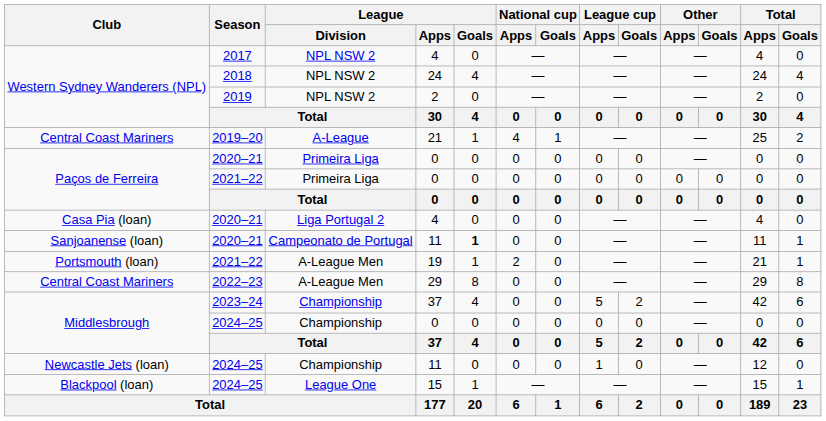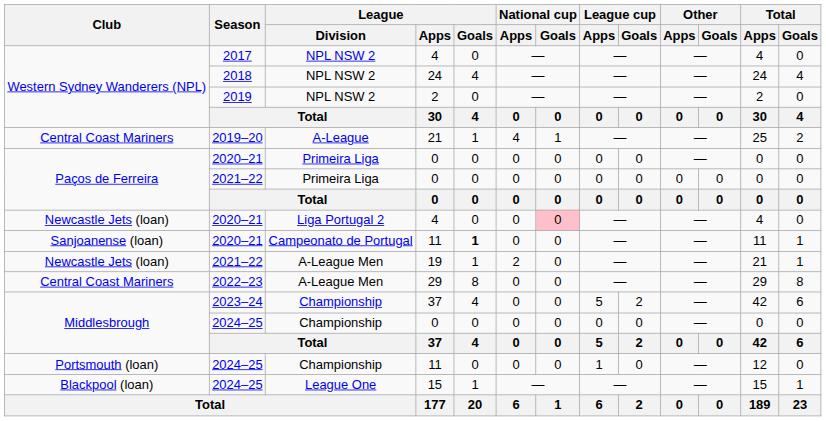(107, 220) Casa Pia (loan) -> (107, 220) Newcastle Jets (loan)
(558, 220) no background -> (558, 220) pink background
(107, 261) Portsmouth (loan) -> (107, 261) Newcastle Jets (loan)
(107, 364) Newcastle Jets (loan) -> (107, 364) Portsmouth (loan)
